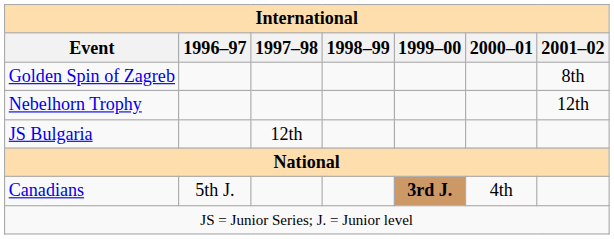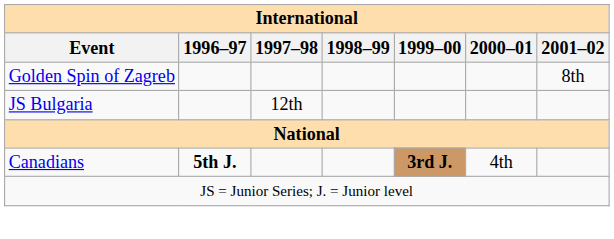- row: (75, 104)
(215, 190) normal -> (215, 162) bold
